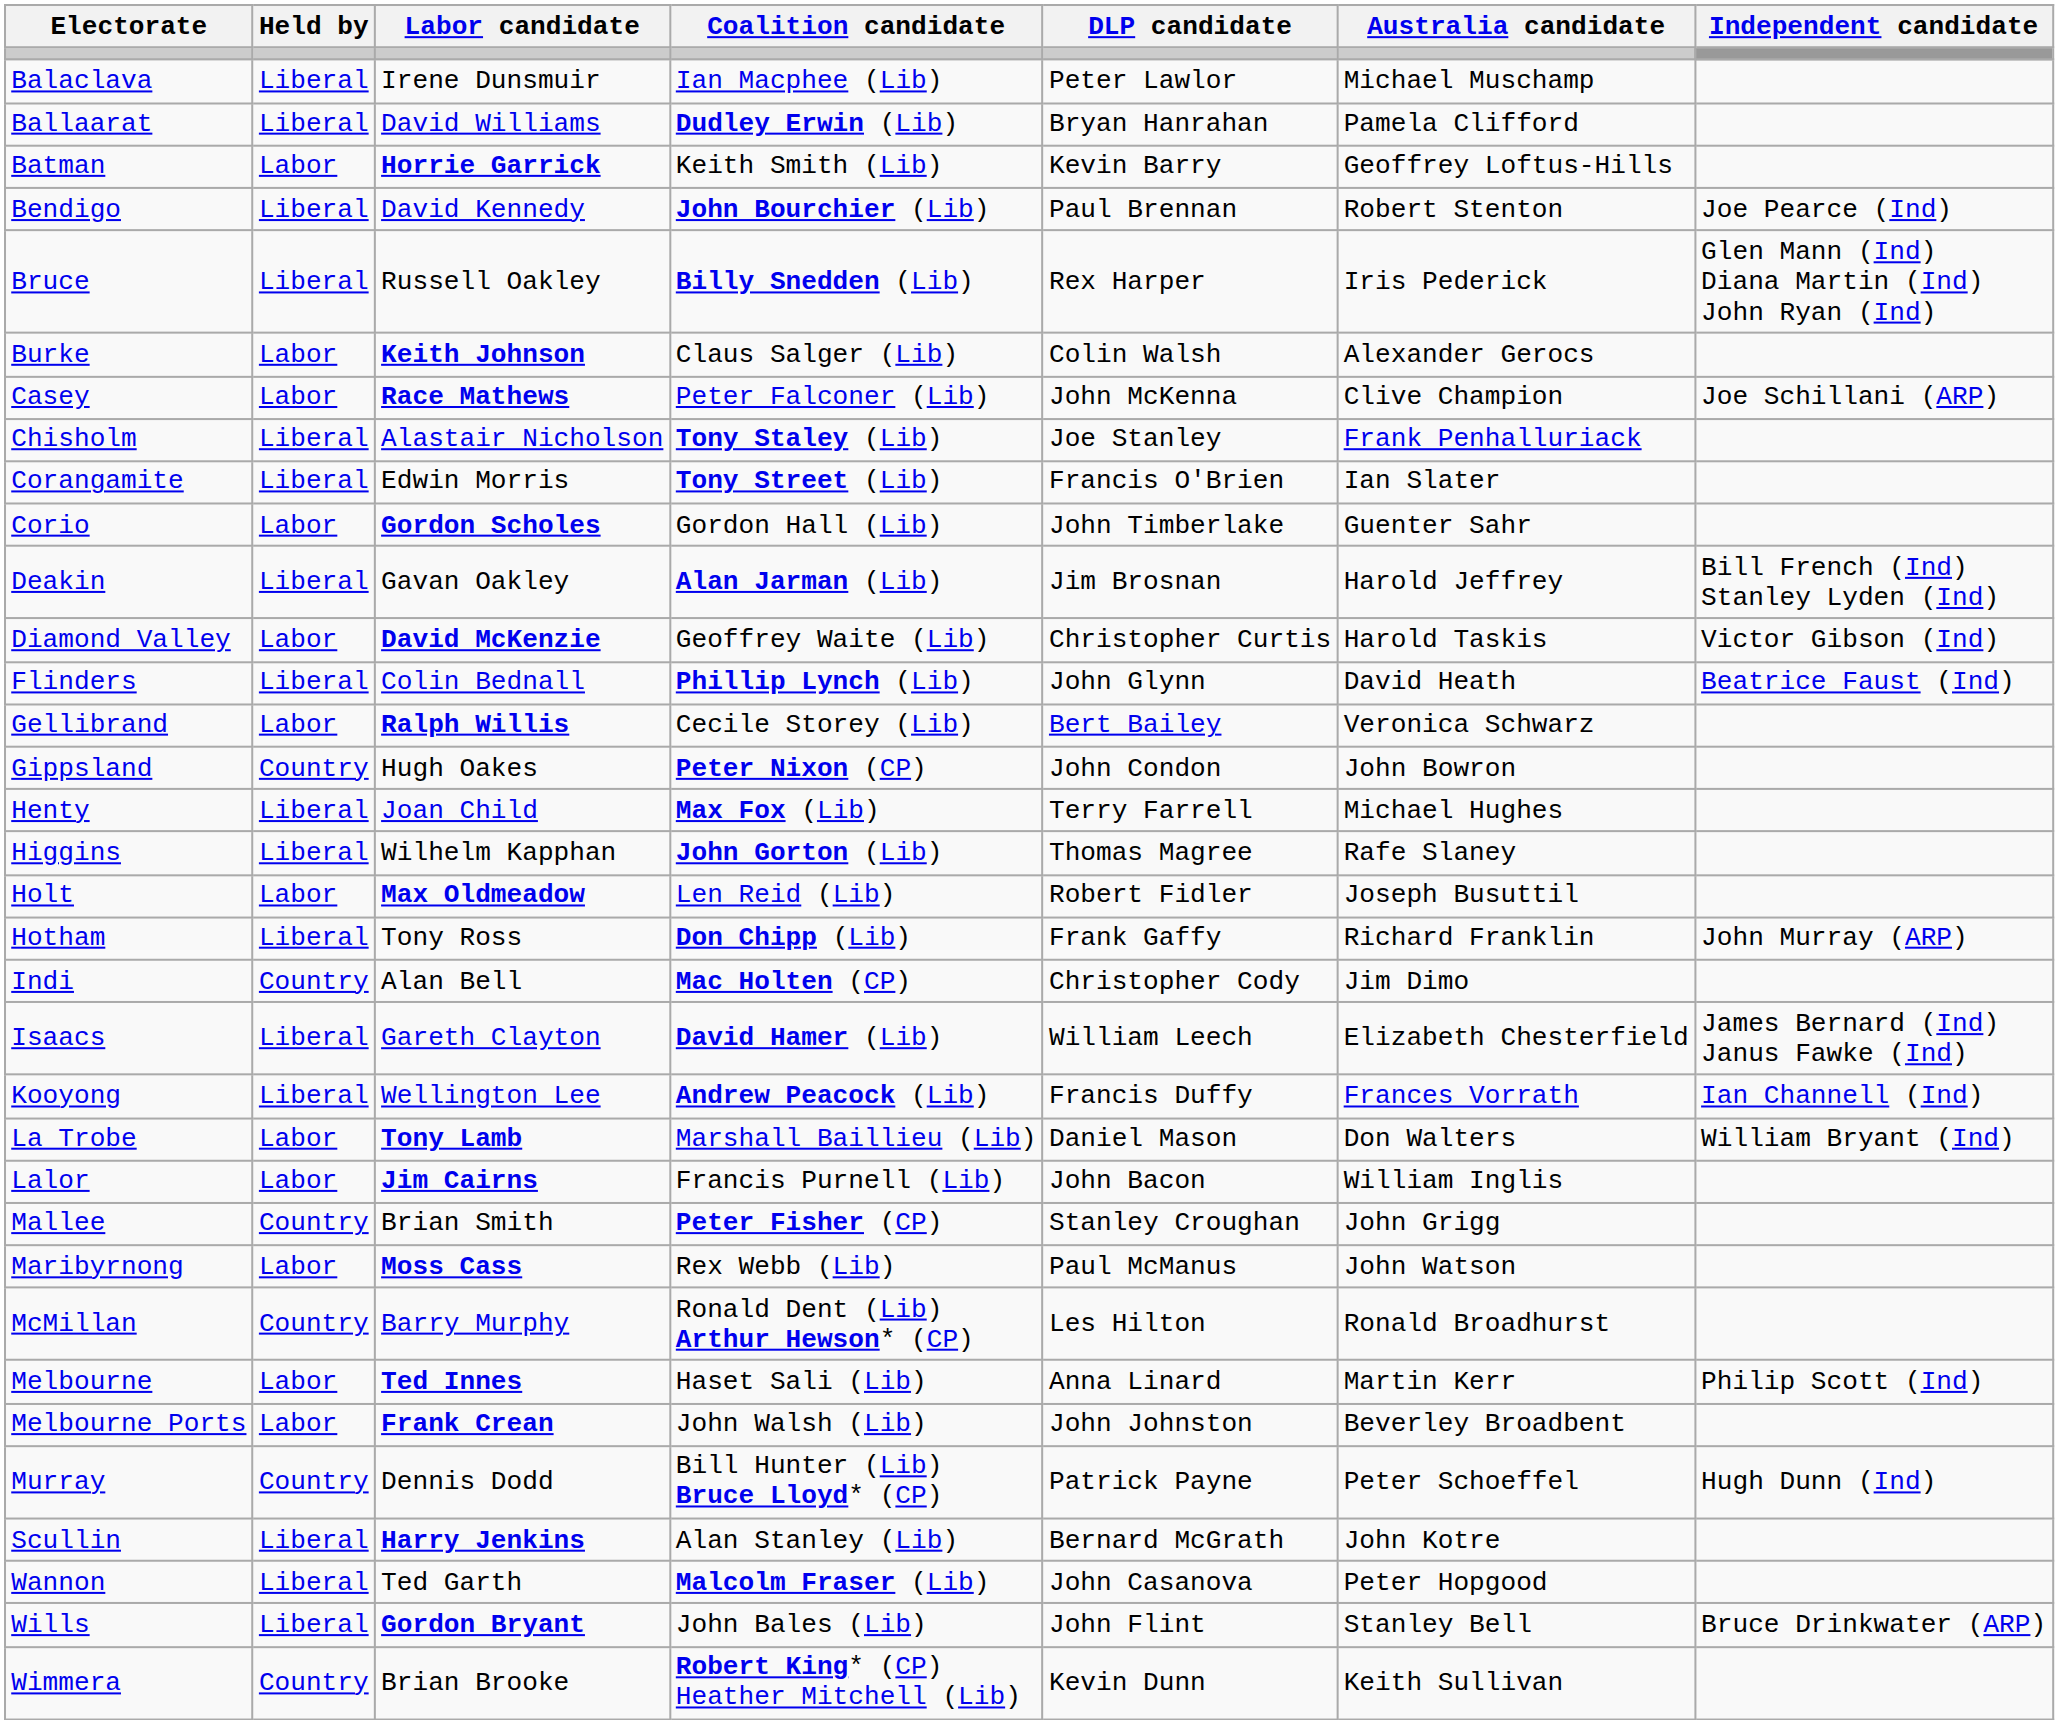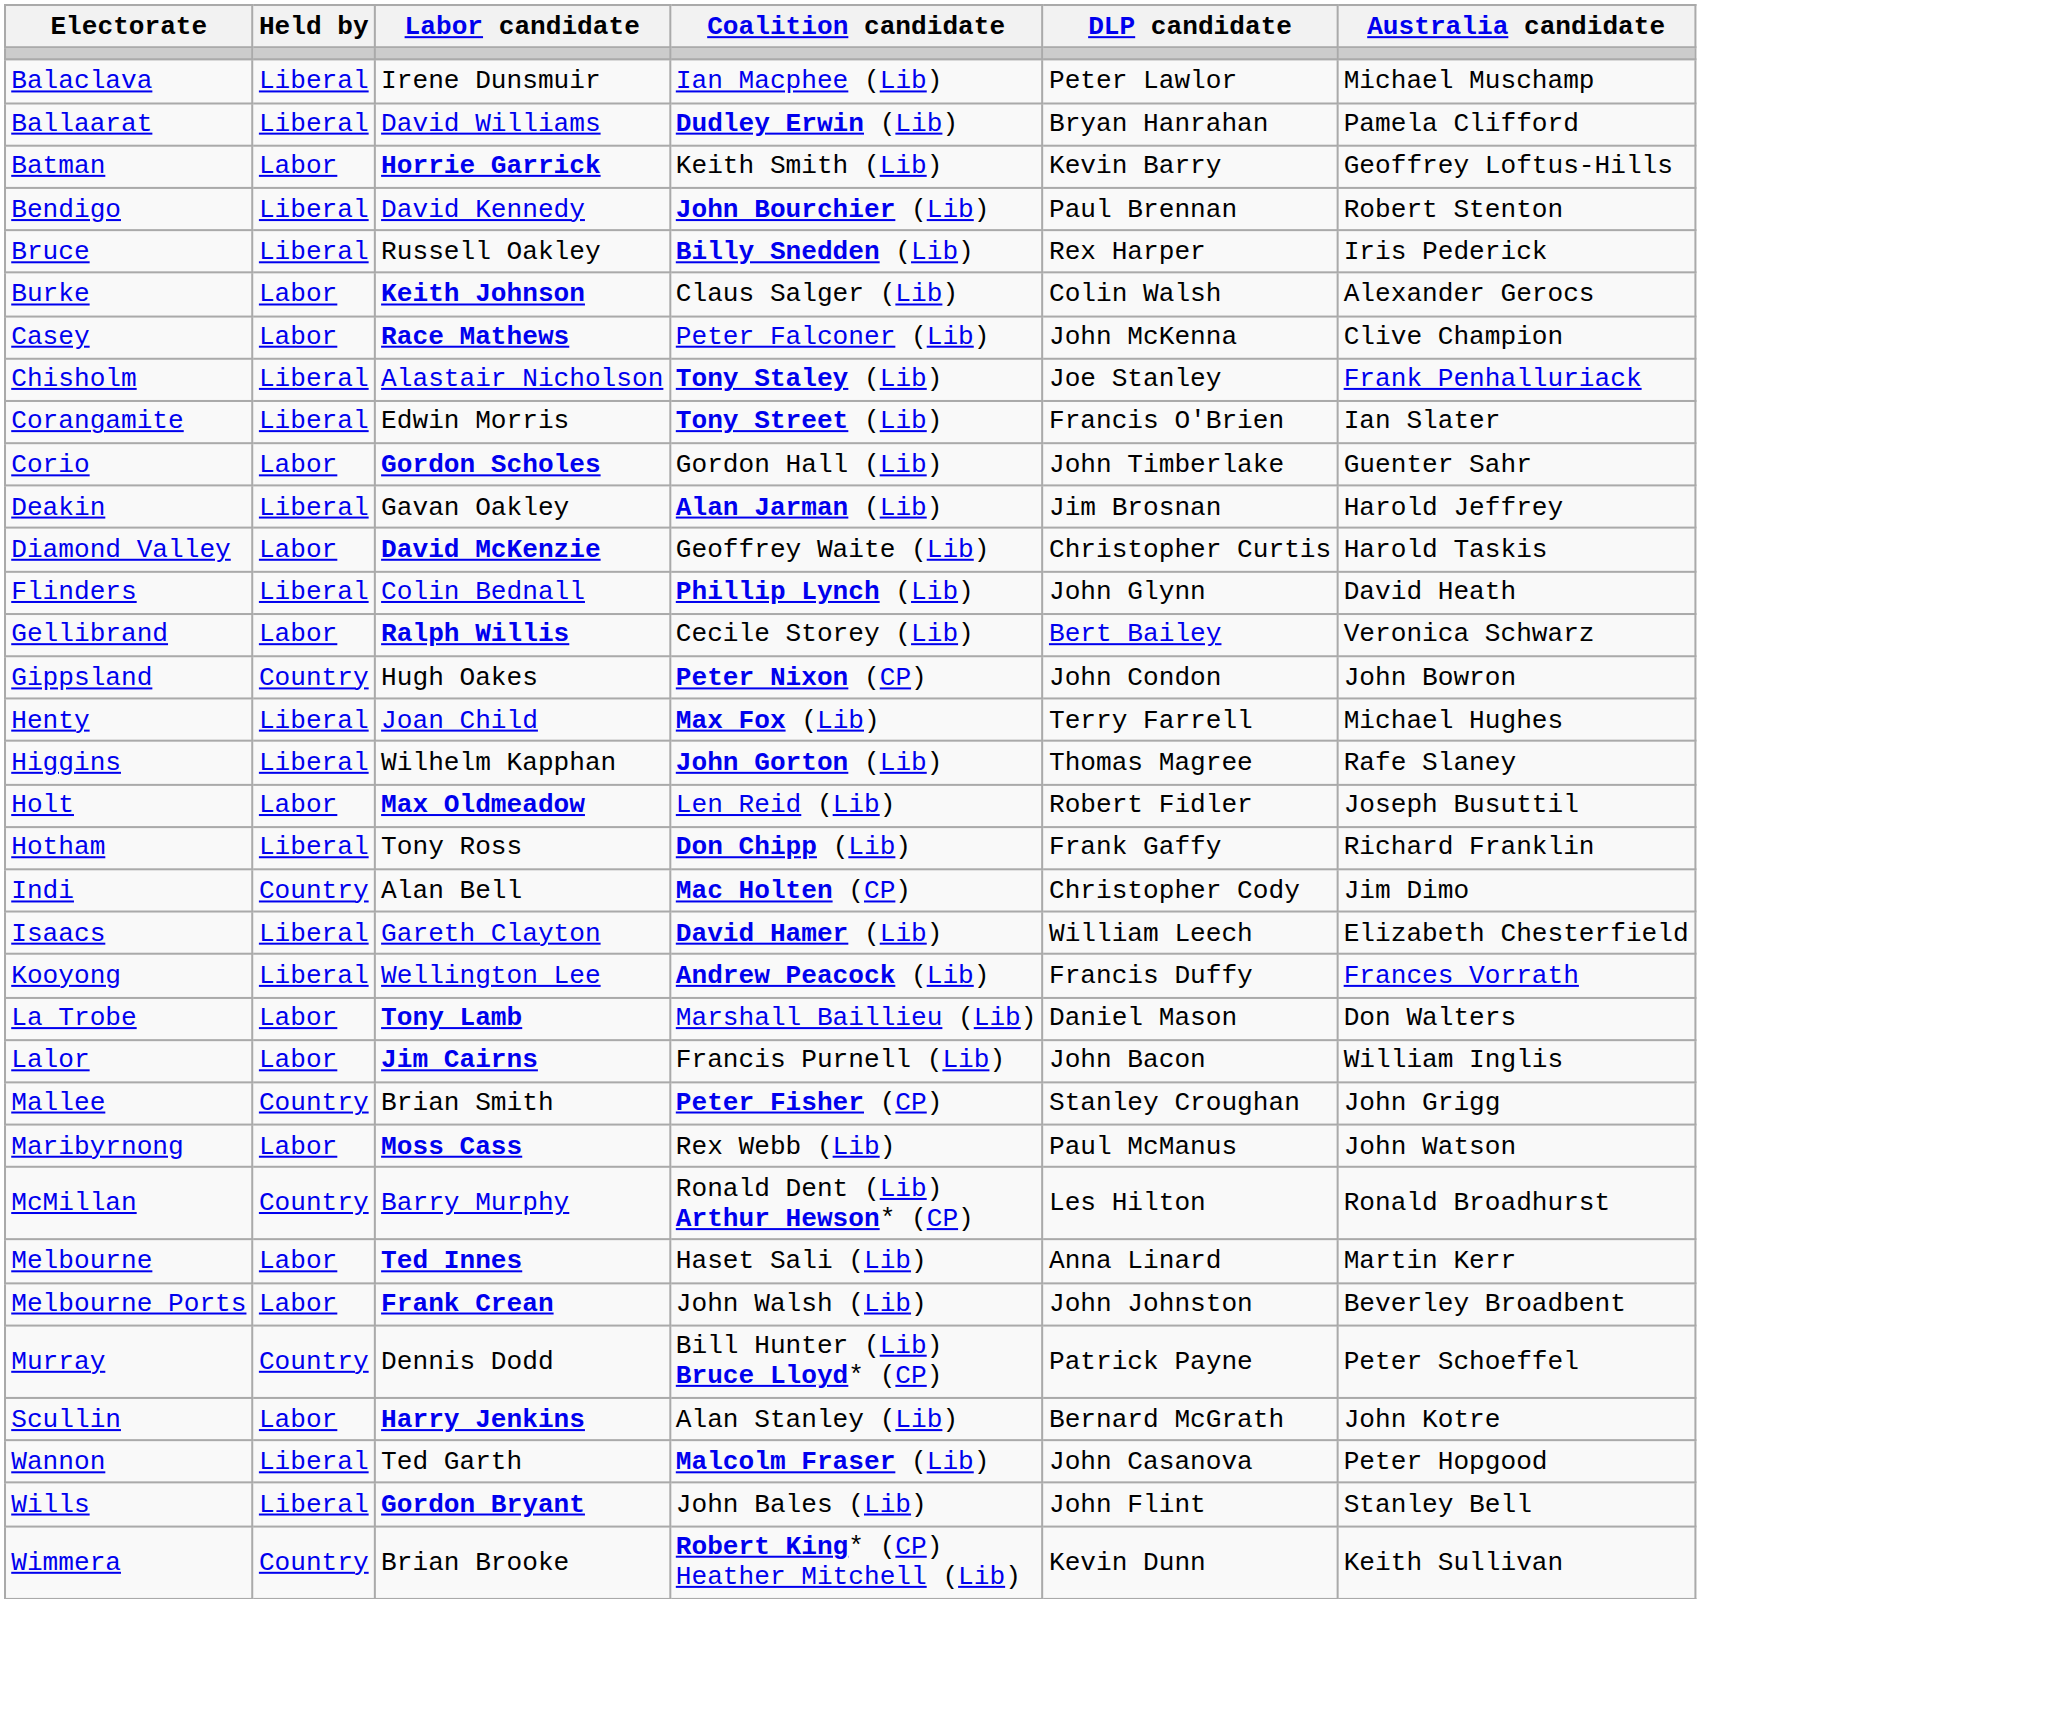- column: (1874, 26)
(314, 1540) Liberal -> (298, 1419) Labor
